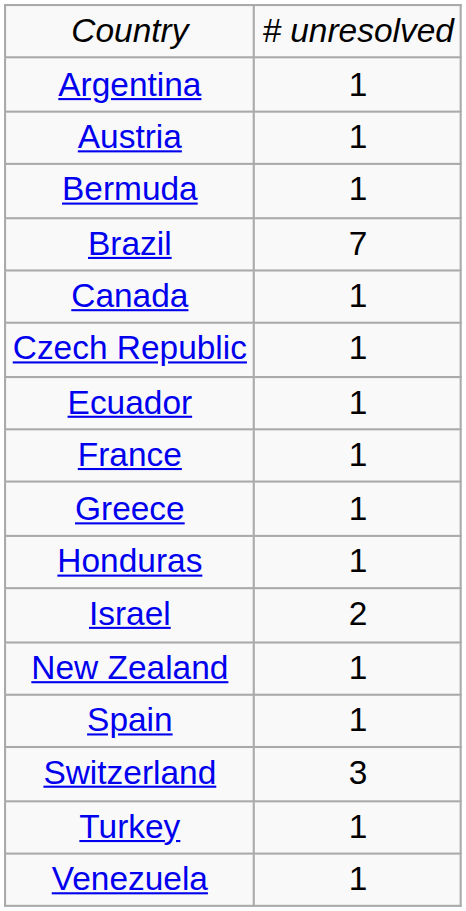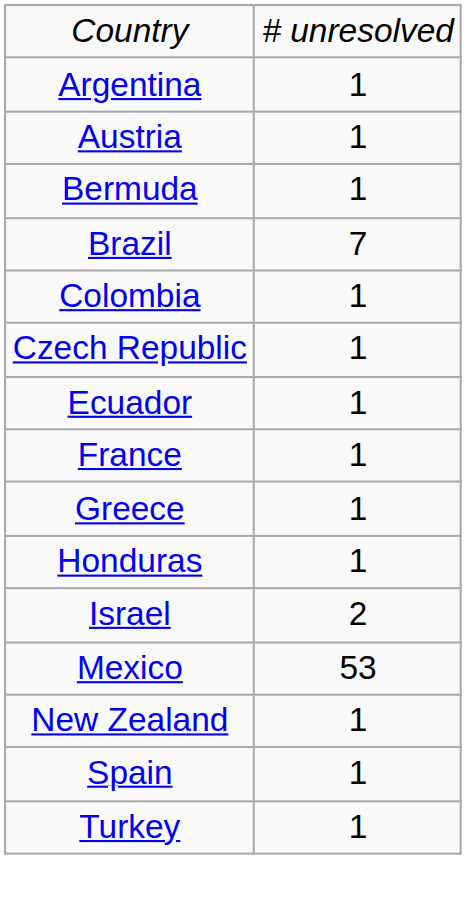- row: (130, 296)
+ row: (130, 296)
+ row: (130, 667)
- row: (130, 773)
- row: (130, 879)
